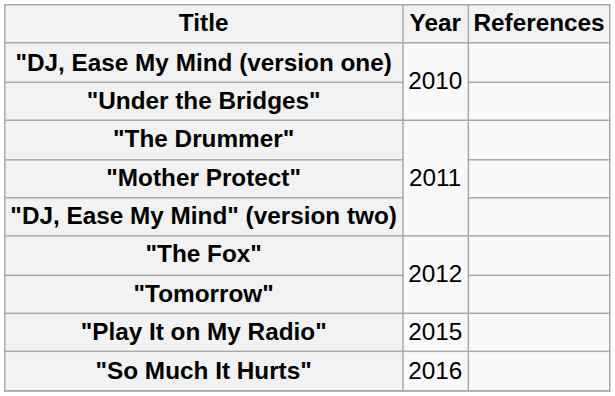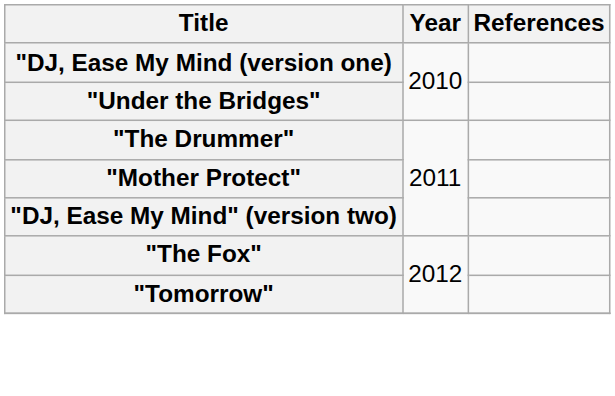- row: (204, 332)
- row: (204, 370)
